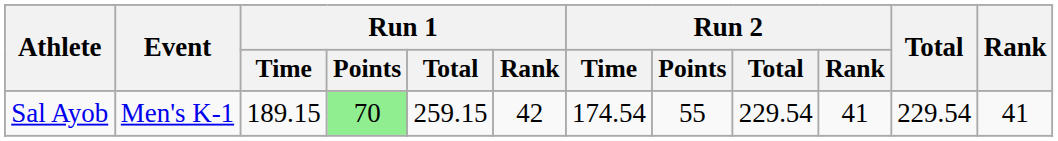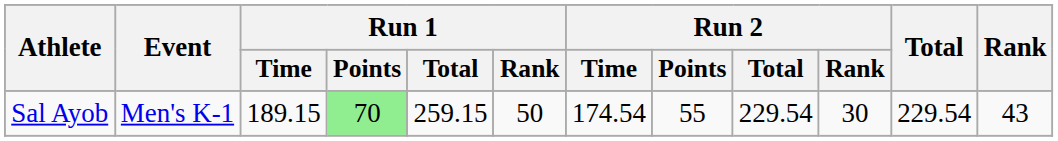(530, 113) 42 -> (530, 113) 50
(855, 113) 41 -> (855, 113) 30
(1015, 113) 41 -> (1015, 113) 43
